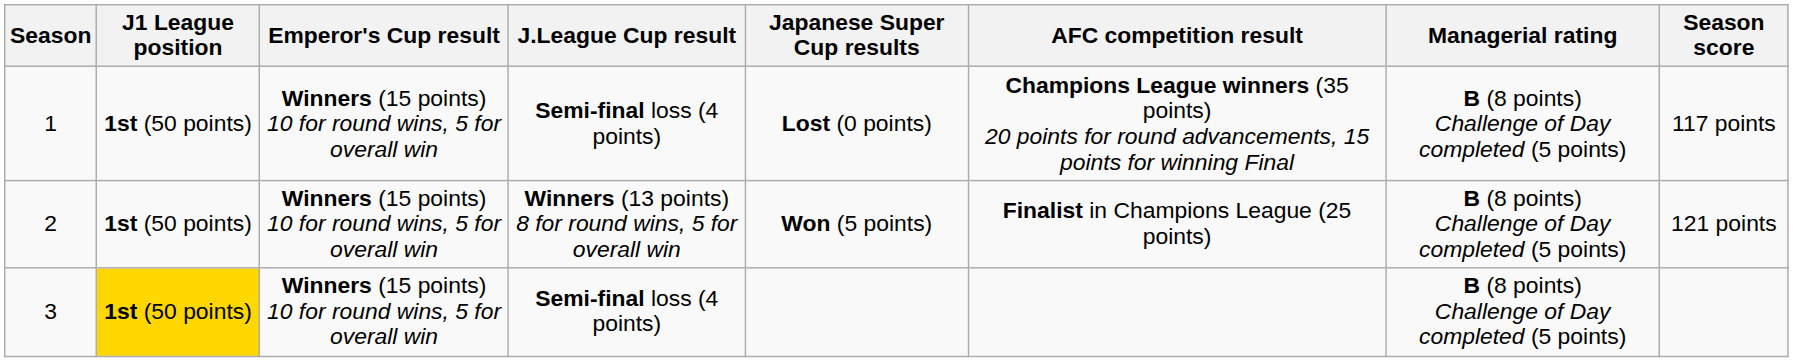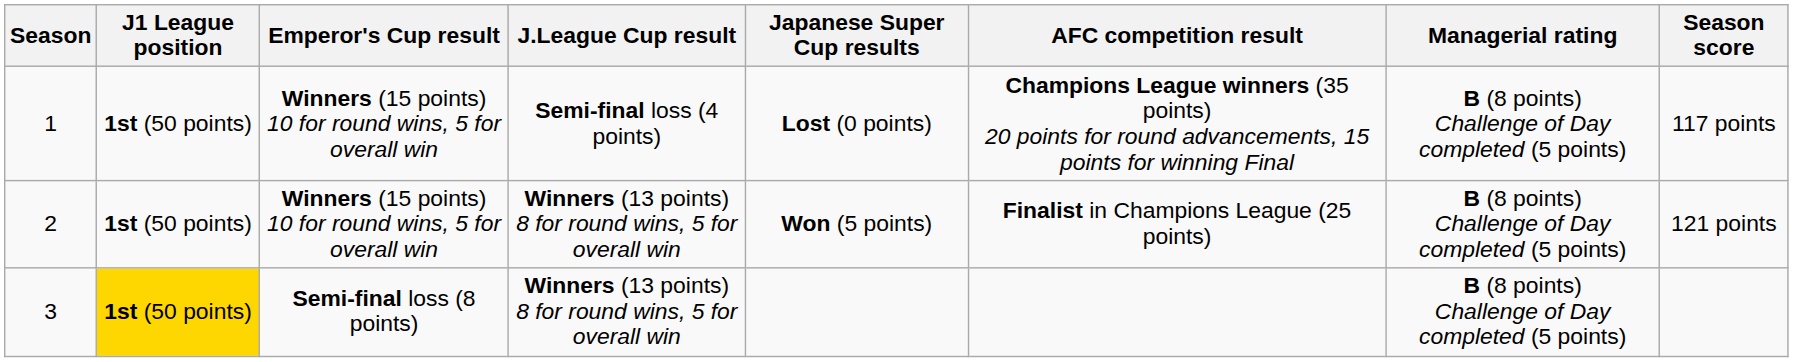(384, 311) Winners (15 points) 10 for round wins, 5 for overall win -> (384, 311) Semi-final loss (8 points)
(627, 311) Semi-final loss (4 points) -> (627, 311) Winners (13 points) 8 for round wins, 5 for overall win
